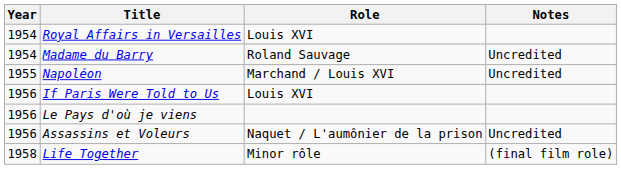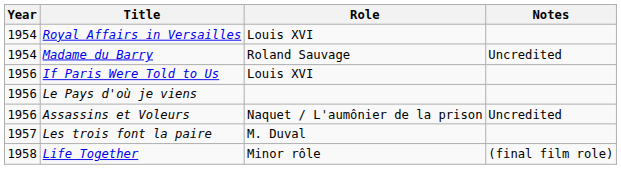- row: (72, 74)
+ row: (127, 134)
